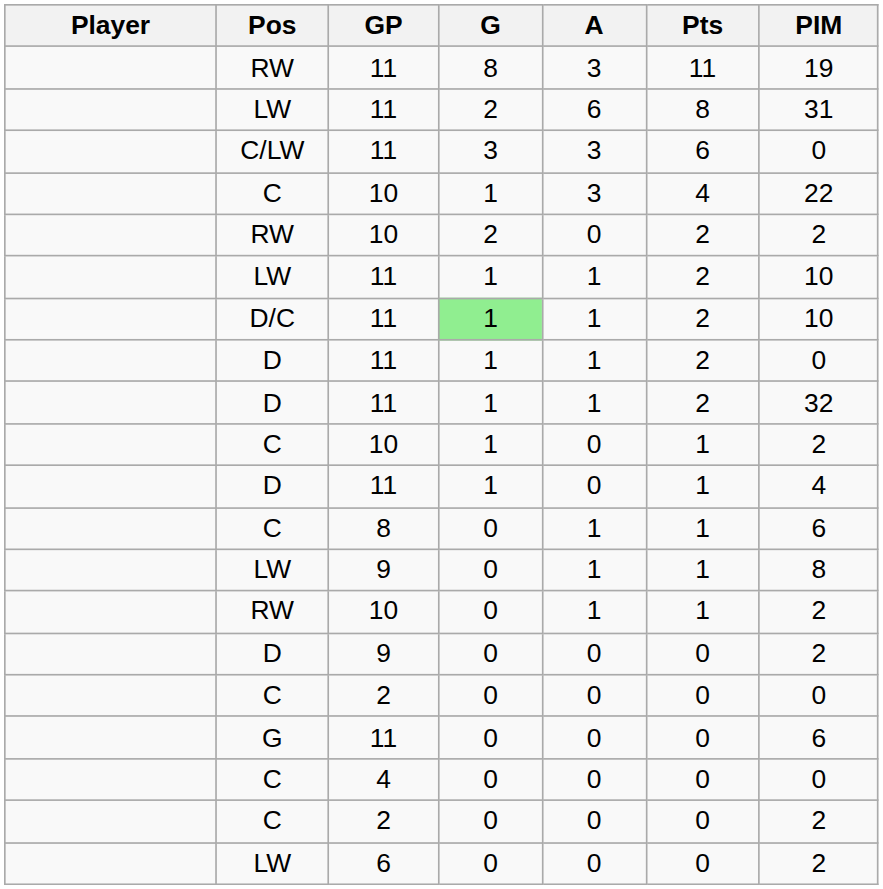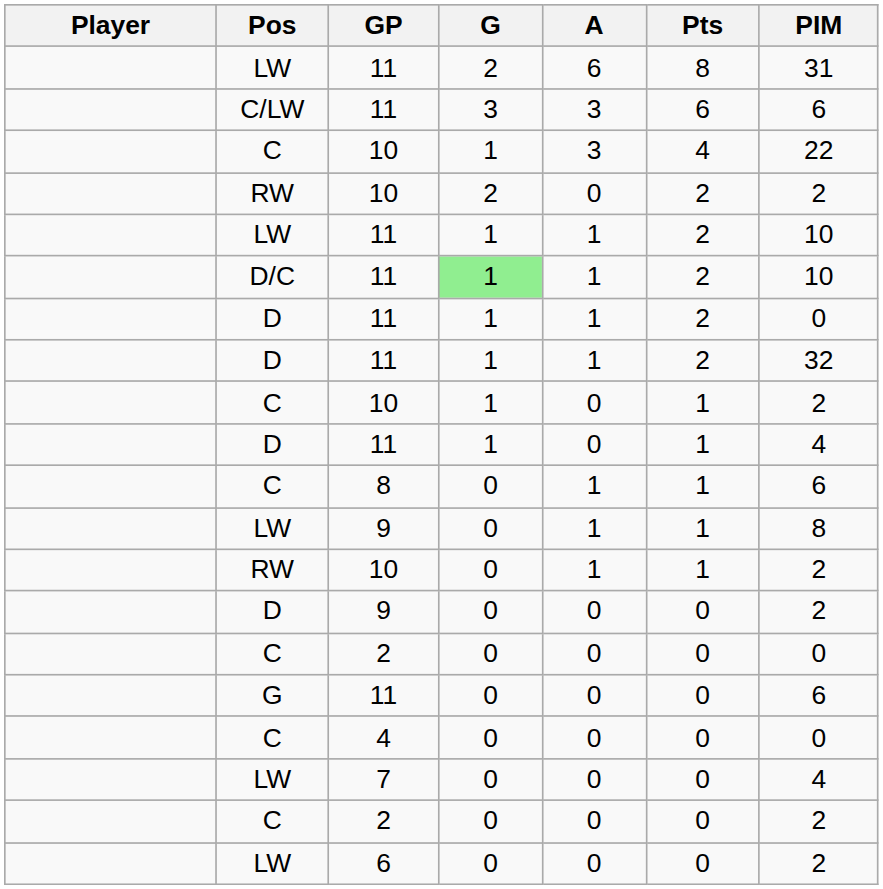- row: (272, 67)
(819, 151) 0 -> (819, 109) 6
+ row: (272, 779)
